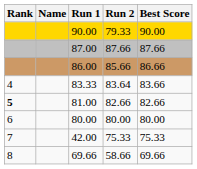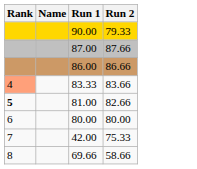- column: (165, 13)
(118, 66) 85.66 -> (118, 66) 86.66
(10, 84) no background -> (10, 84) lightsalmon background
(118, 84) 83.64 -> (118, 84) 83.66
